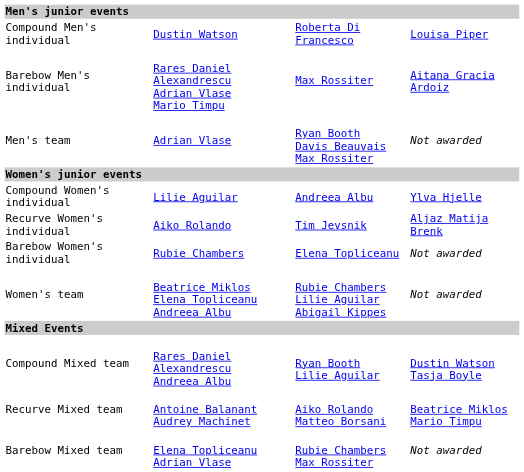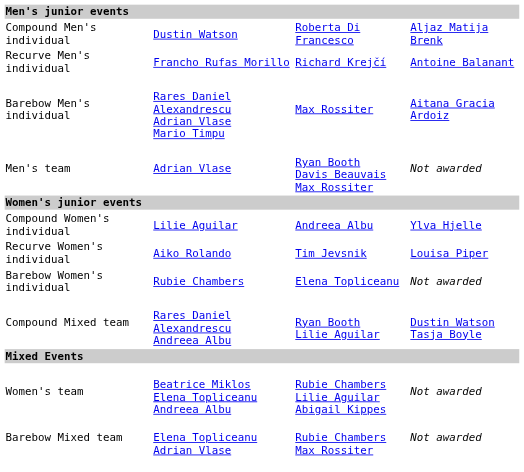(449, 34) Louisa Piper -> (449, 34) Aljaz Matija Brenk
+ row: (48, 62)
(449, 225) Aljaz Matija Brenk -> (449, 253) Louisa Piper
rows swapped: (44, 294) <-> (67, 362)
- row: (64, 409)
